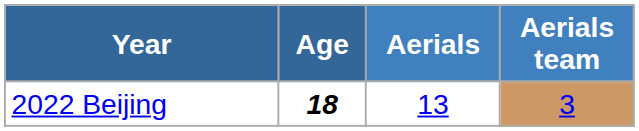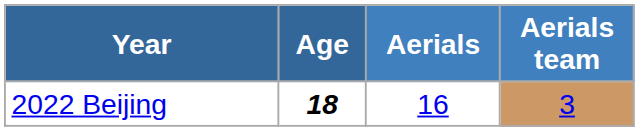(433, 104) 13 -> (433, 104) 16
